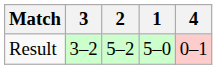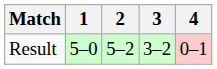columns swapped: (157, 19) <-> (84, 19)
